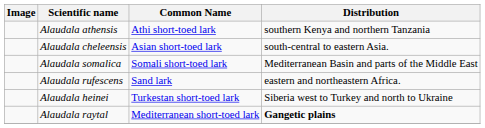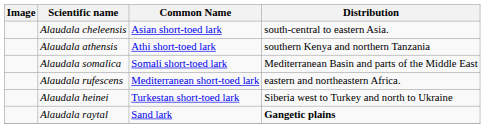rows swapped: (79, 30) <-> (83, 47)
(152, 81) Sand lark -> (195, 81) Mediterranean short-toed lark
(195, 115) Mediterranean short-toed lark -> (152, 115) Sand lark
